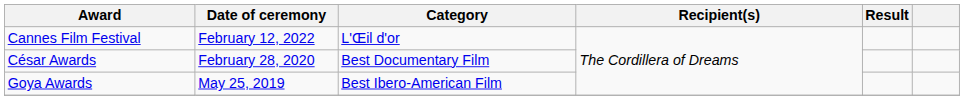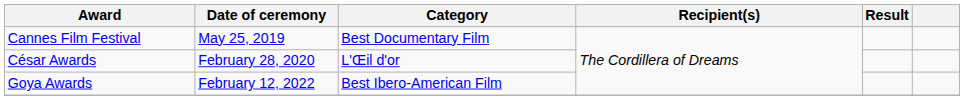(256, 38) February 12, 2022 -> (241, 38) May 25, 2019
(370, 38) L'Œil d'or -> (415, 38) Best Documentary Film
(415, 60) Best Documentary Film -> (370, 60) L'Œil d'or
(241, 83) May 25, 2019 -> (256, 83) February 12, 2022
